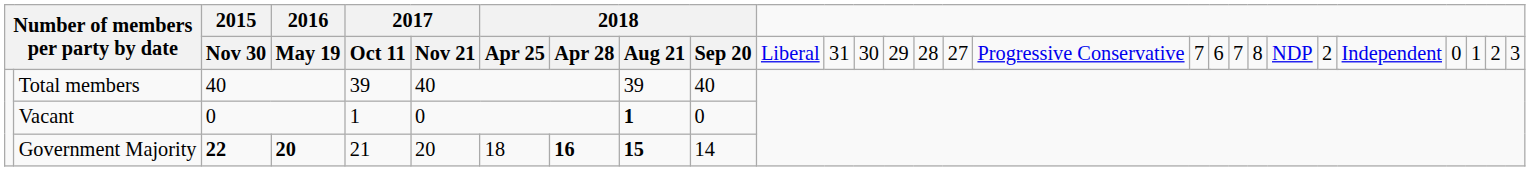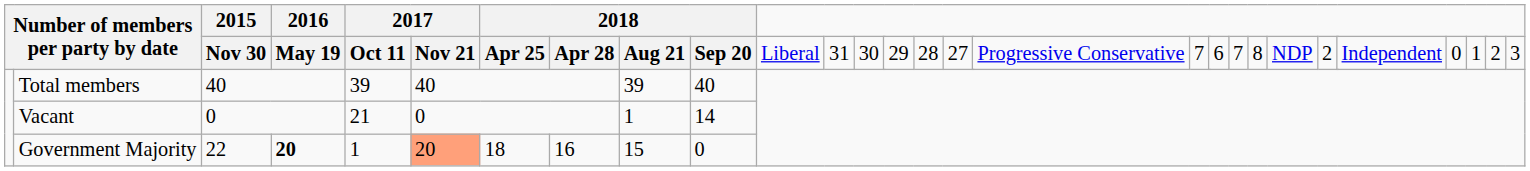(355, 117) 1 -> (360, 117) 21
(629, 117) bold -> (629, 117) normal
(700, 117) 0 -> (705, 117) 14
(216, 149) bold -> (216, 149) normal
(360, 149) 21 -> (355, 149) 1
(425, 149) no background -> (425, 149) lightsalmon background
(564, 149) bold -> (564, 149) normal
(634, 149) bold -> (634, 149) normal
(705, 149) 14 -> (700, 149) 0
